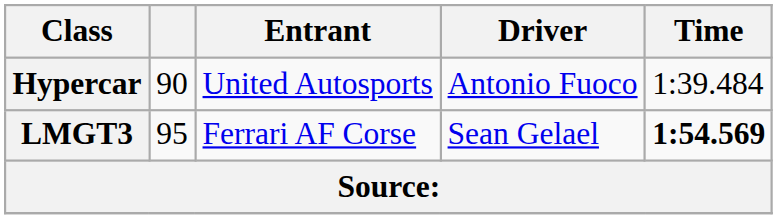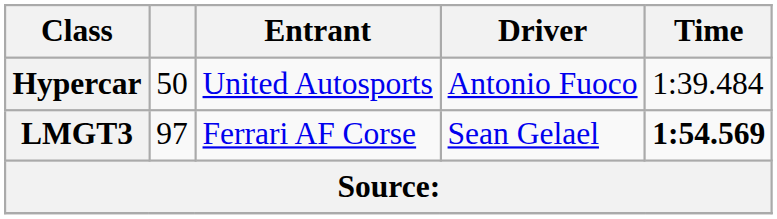(172, 82) 90 -> (172, 82) 50
(172, 134) 95 -> (172, 134) 97
